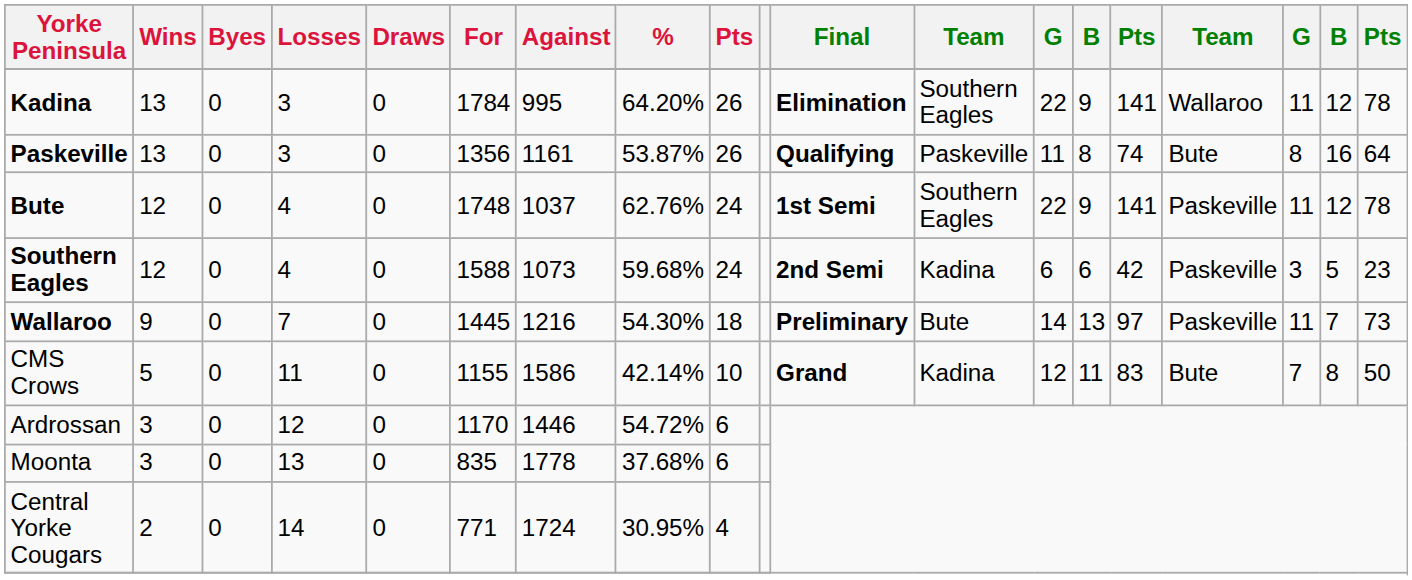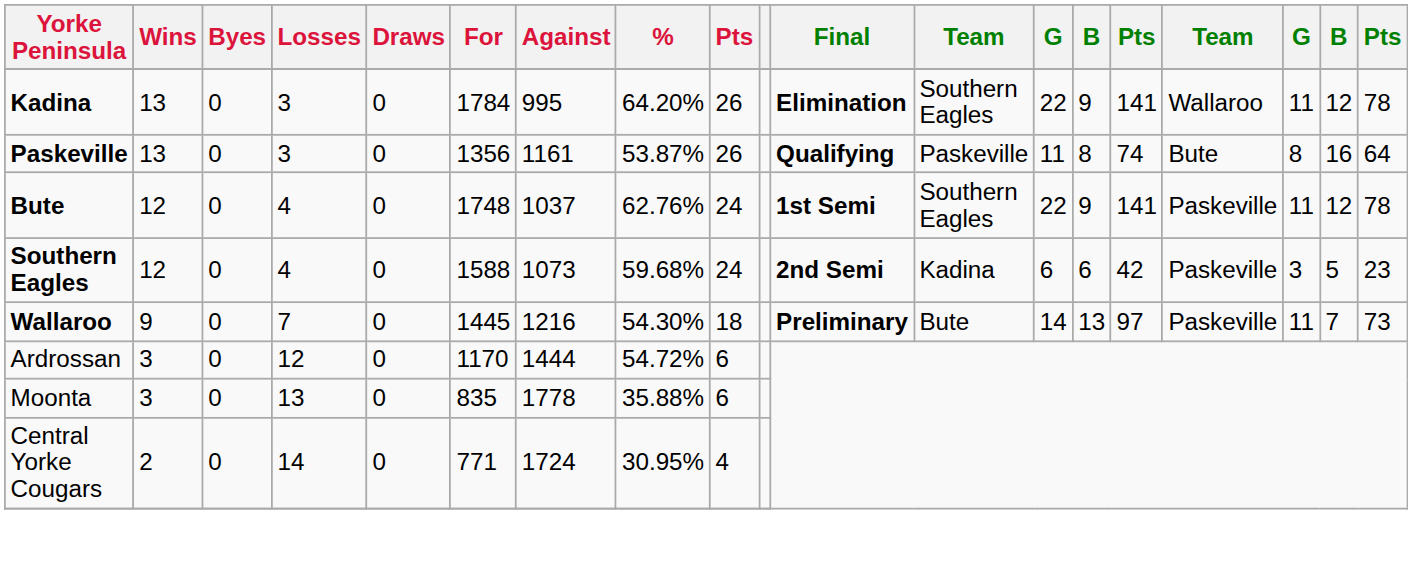- row: (45, 373)
(549, 424) 1446 -> (549, 359) 1444
(663, 462) 37.68% -> (663, 397) 35.88%
